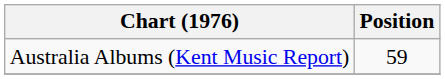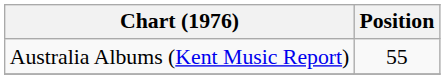(397, 56) 59 -> (397, 56) 55
